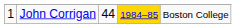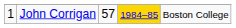(108, 14) 44 -> (108, 14) 57
